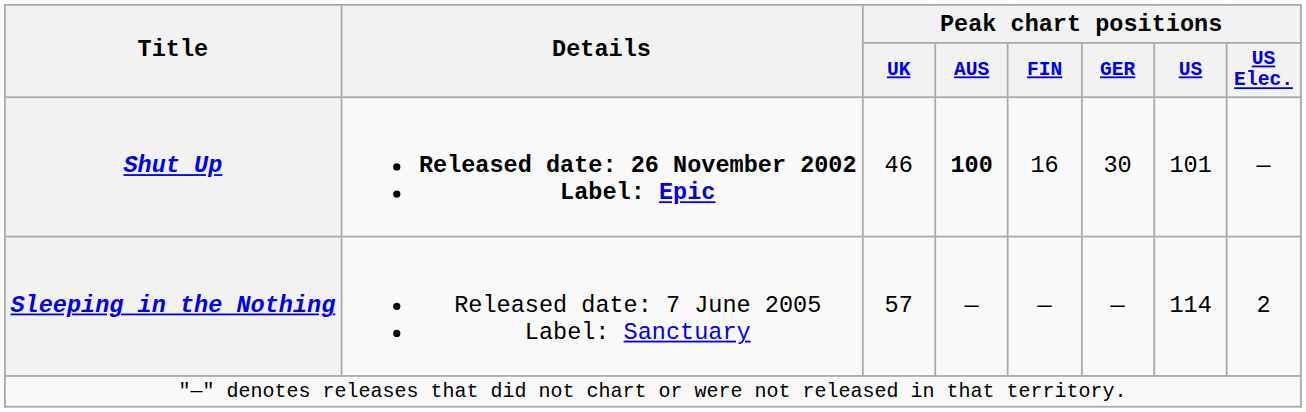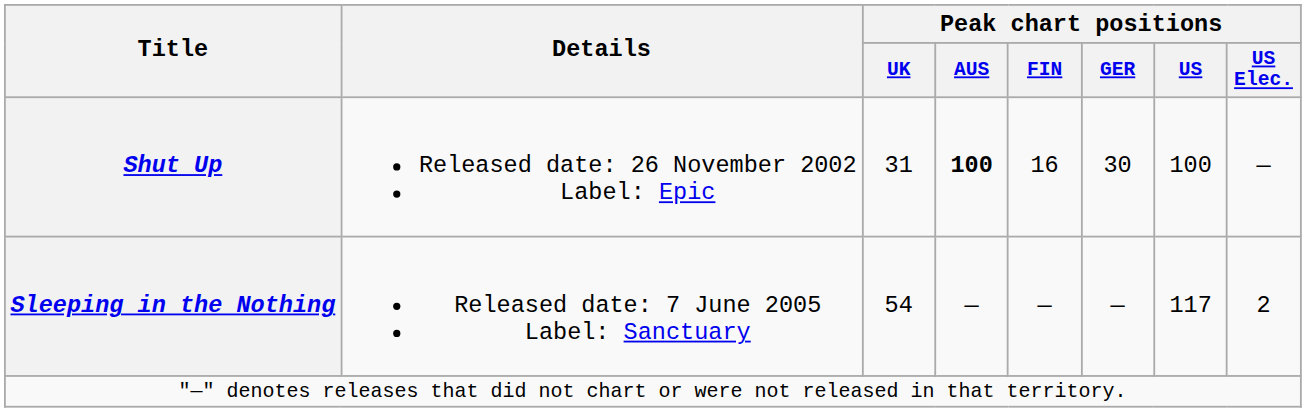(602, 180) bold -> (602, 180) normal
(899, 166) 46 -> (899, 166) 31
(1191, 166) 101 -> (1191, 166) 100
(899, 306) 57 -> (899, 306) 54
(1191, 306) 114 -> (1191, 306) 117
